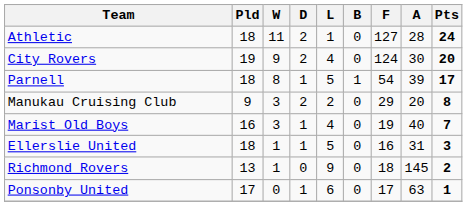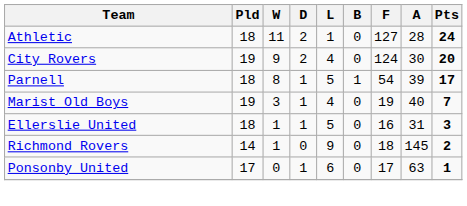- row: (92, 103)
(248, 125) 16 -> (248, 103) 19
(248, 168) 13 -> (248, 146) 14
